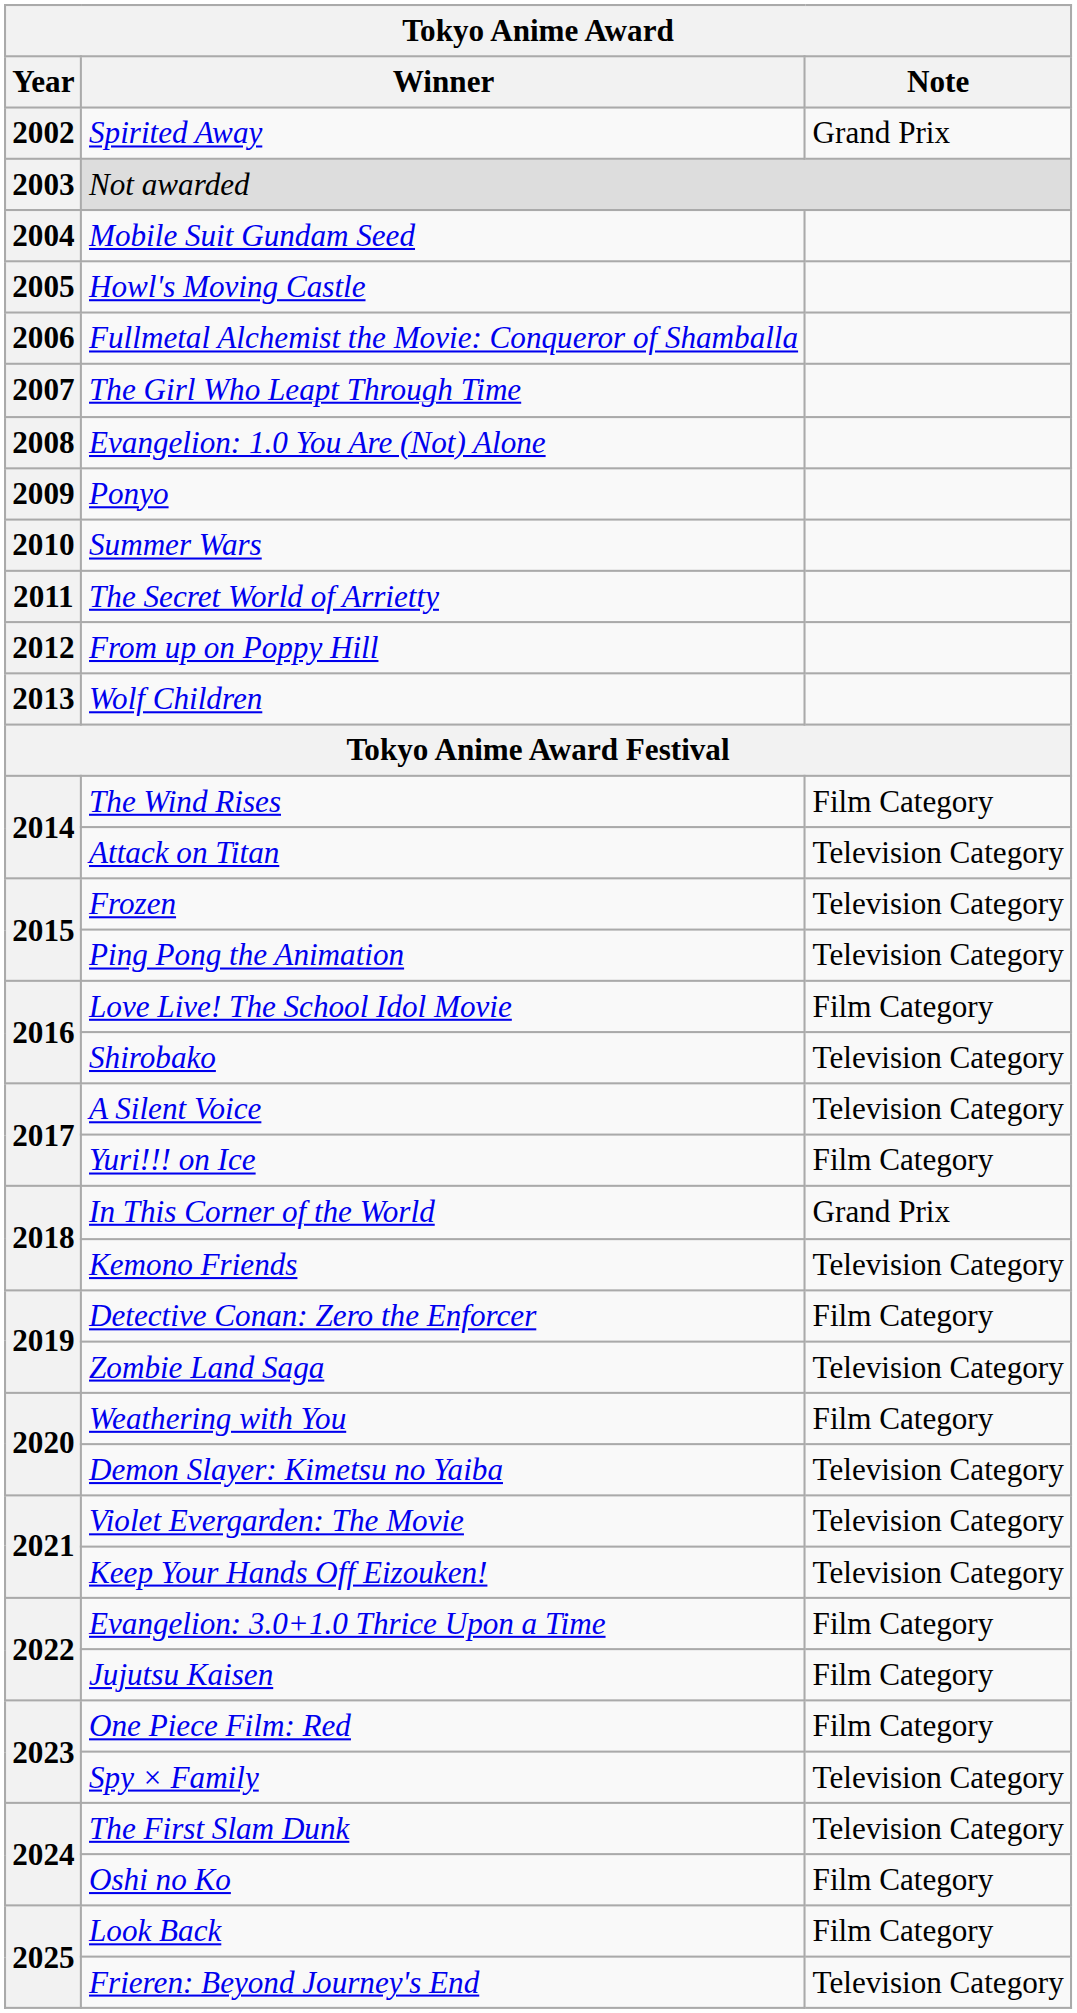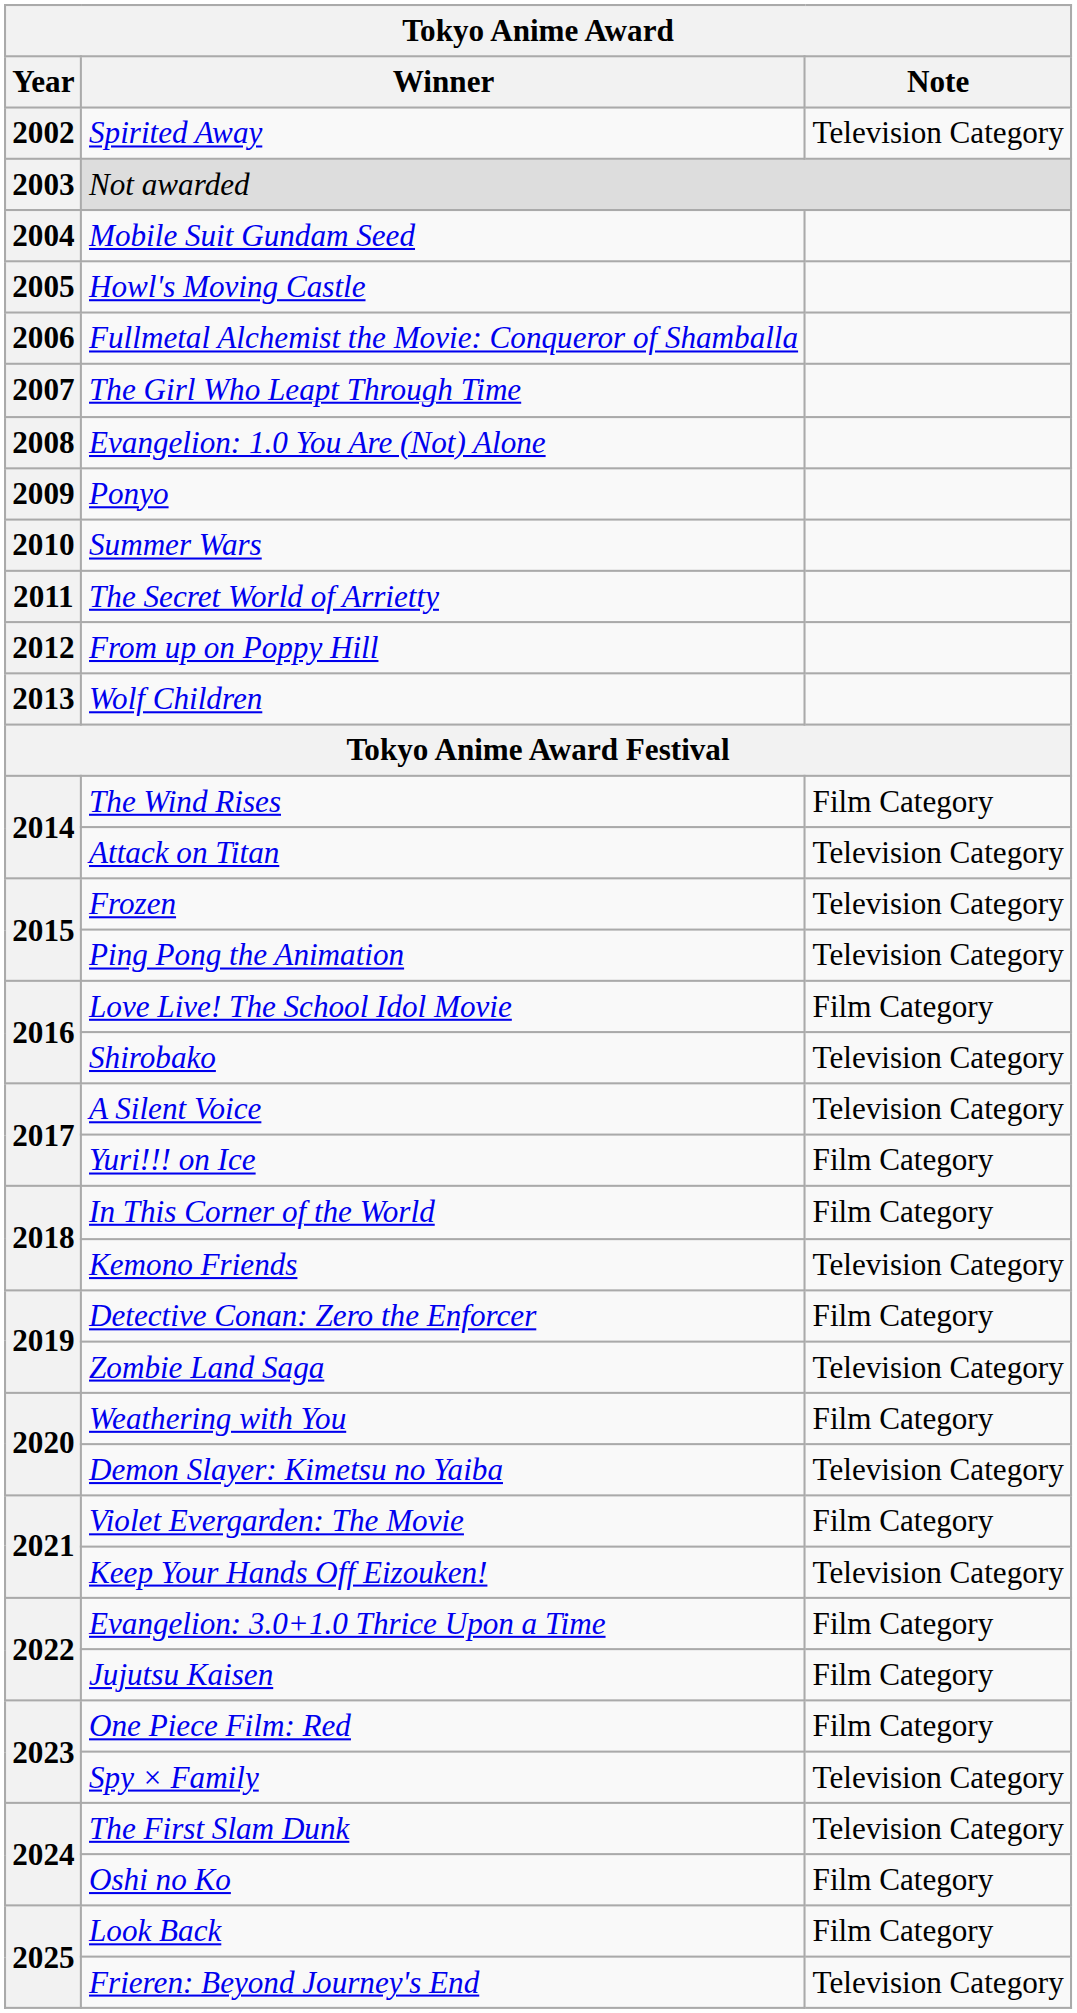(881, 133) Grand Prix -> (938, 133) Television Category
(881, 1212) Grand Prix -> (903, 1212) Film Category
(938, 1520) Television Category -> (903, 1520) Film Category
